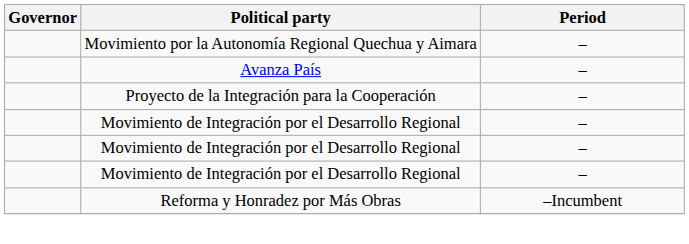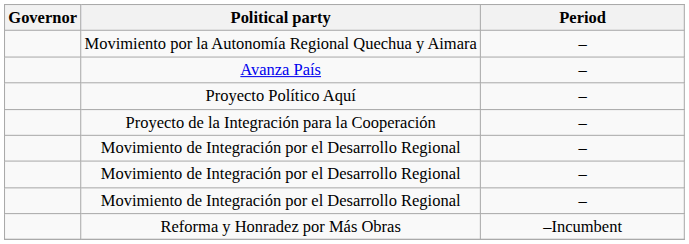+ row: (281, 95)
